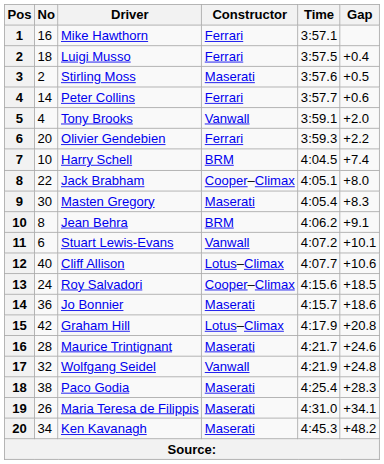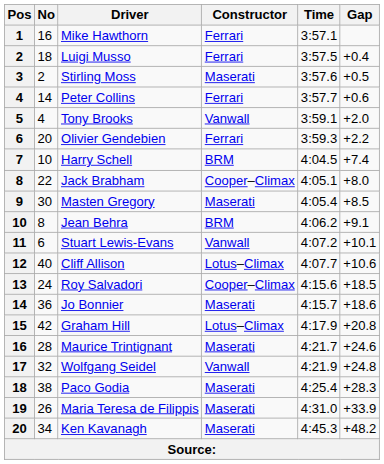(356, 201) +8.3 -> (356, 201) +8.5
(360, 408) +34.1 -> (360, 408) +33.9
